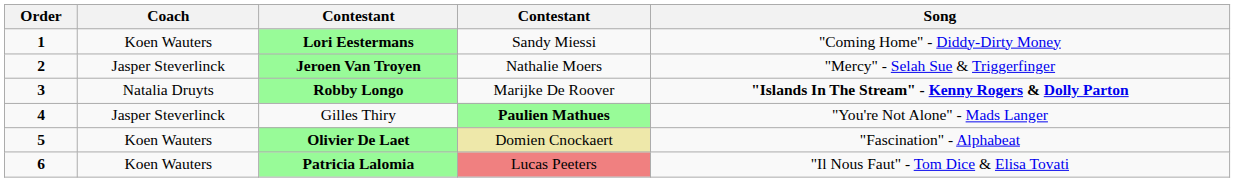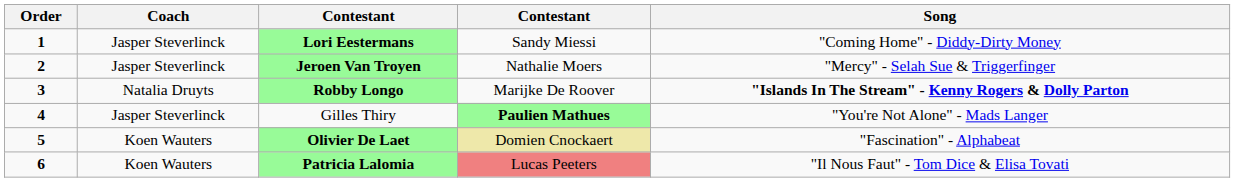(168, 41) Koen Wauters -> (168, 41) Jasper Steverlinck
